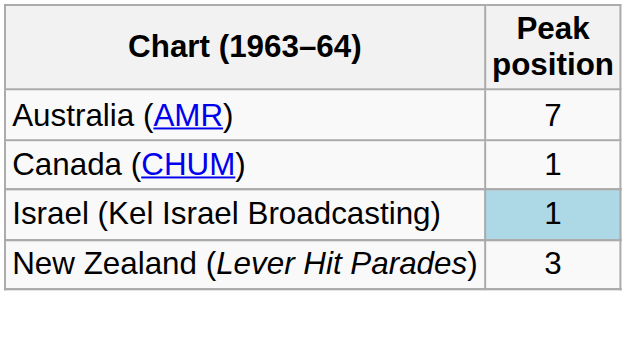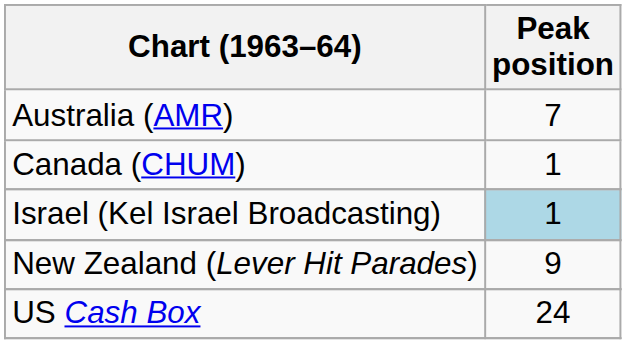(553, 263) 3 -> (553, 263) 9
+ row: (106, 313)
